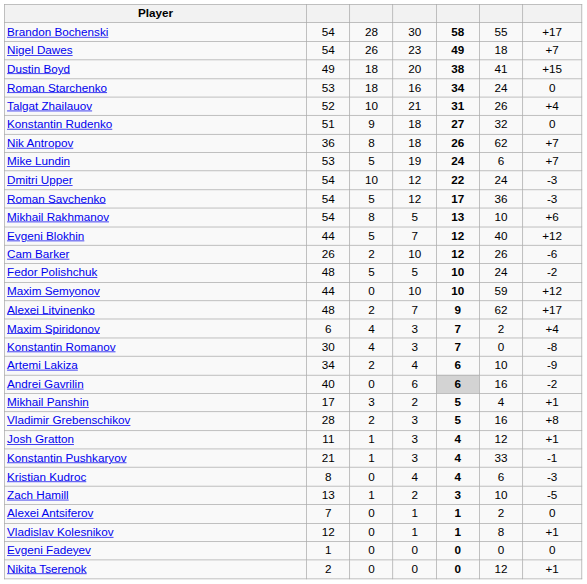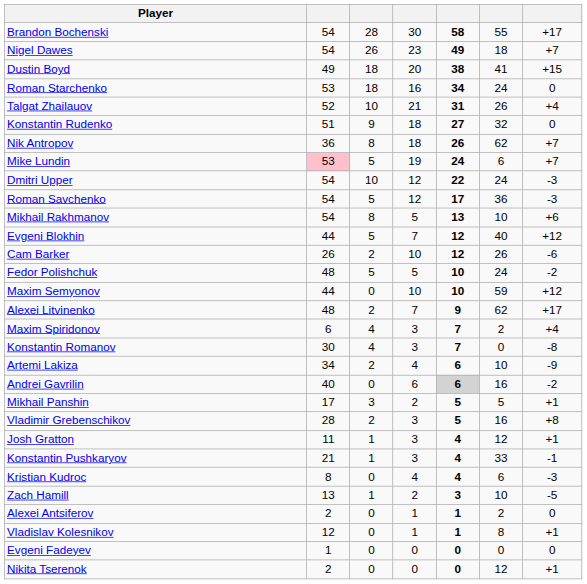(328, 161) no background -> (328, 161) pink background
(501, 402) 4 -> (501, 402) 5
(328, 513) 7 -> (328, 513) 2
